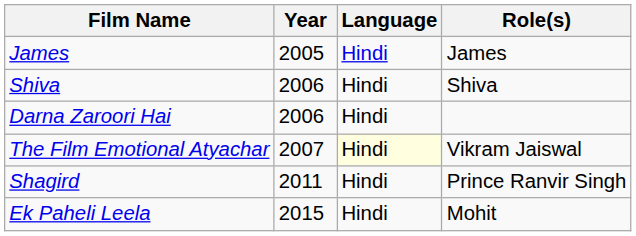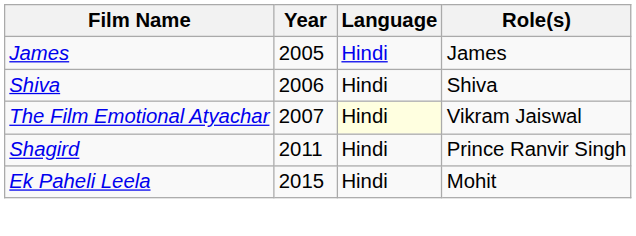- row: (90, 117)
